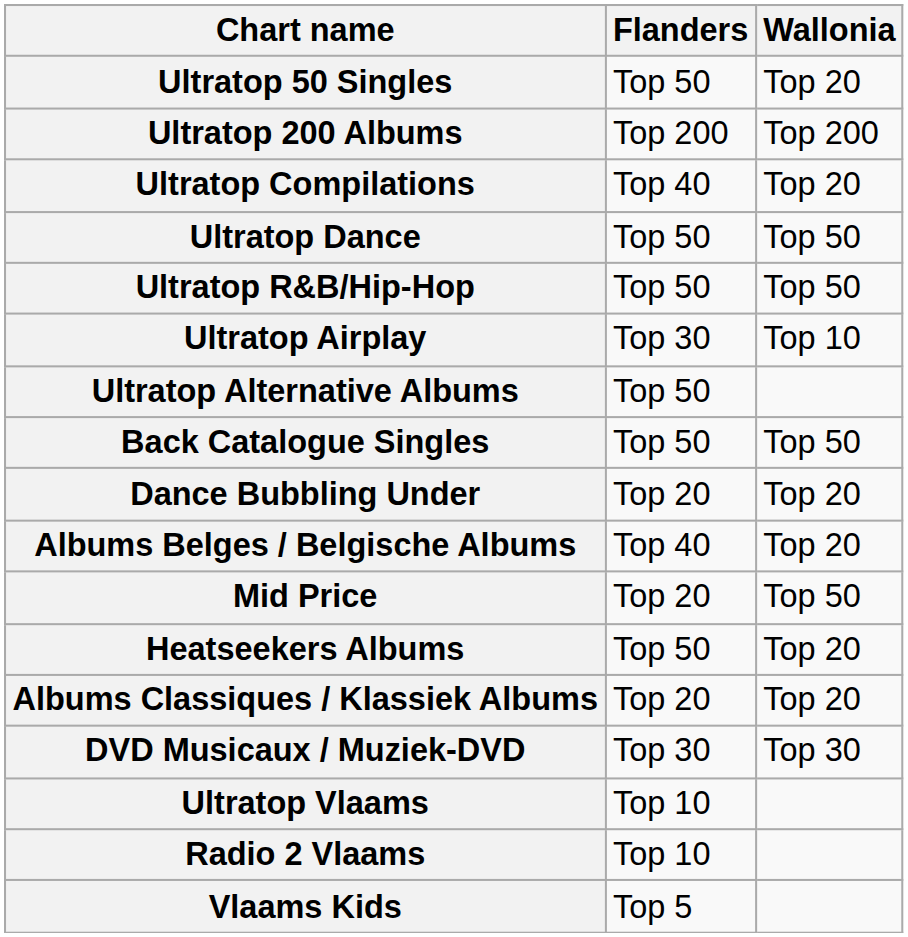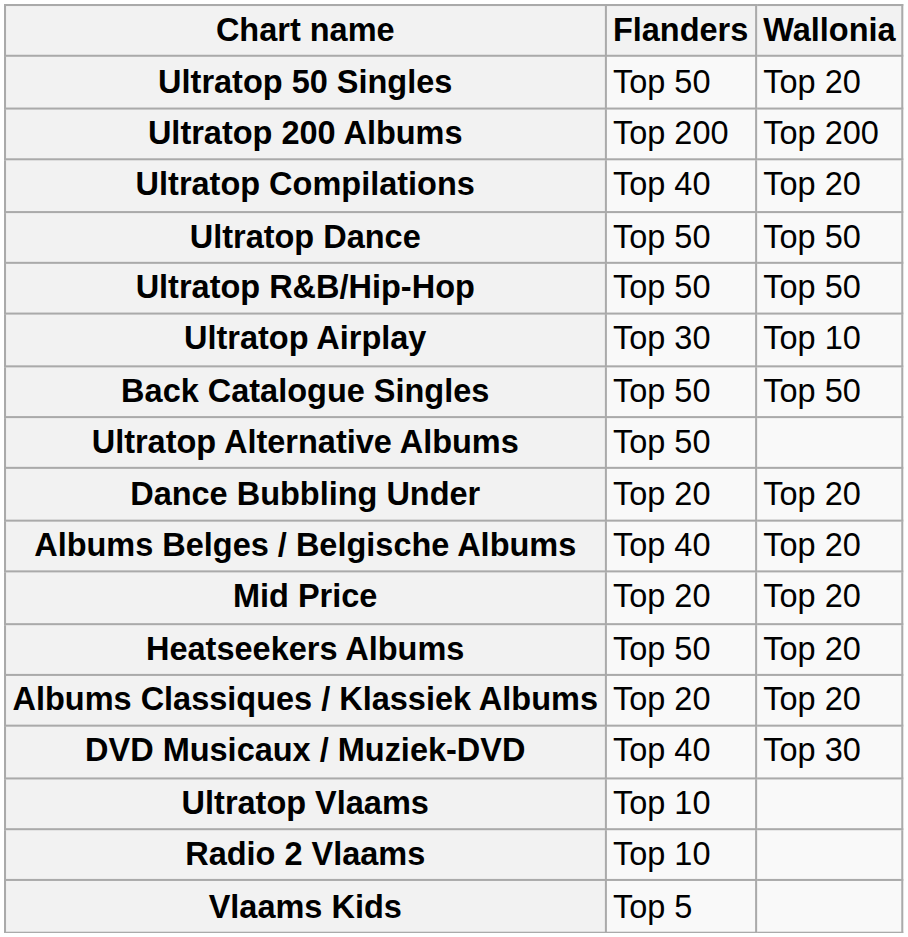rows swapped: (305, 390) <-> (305, 442)
(812, 596) Top 50 -> (812, 596) Top 20
(662, 751) Top 30 -> (662, 751) Top 40
